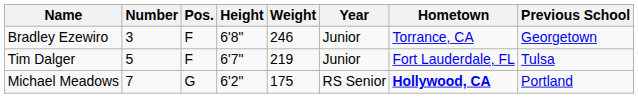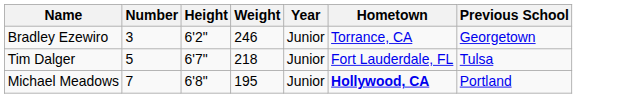- column: (199, 15)
(232, 37) 6'8" -> (196, 37) 6'2"
(282, 59) 219 -> (246, 59) 218
(232, 81) 6'2" -> (196, 81) 6'8"
(282, 81) 175 -> (246, 81) 195
(354, 81) RS Senior -> (306, 81) Junior
